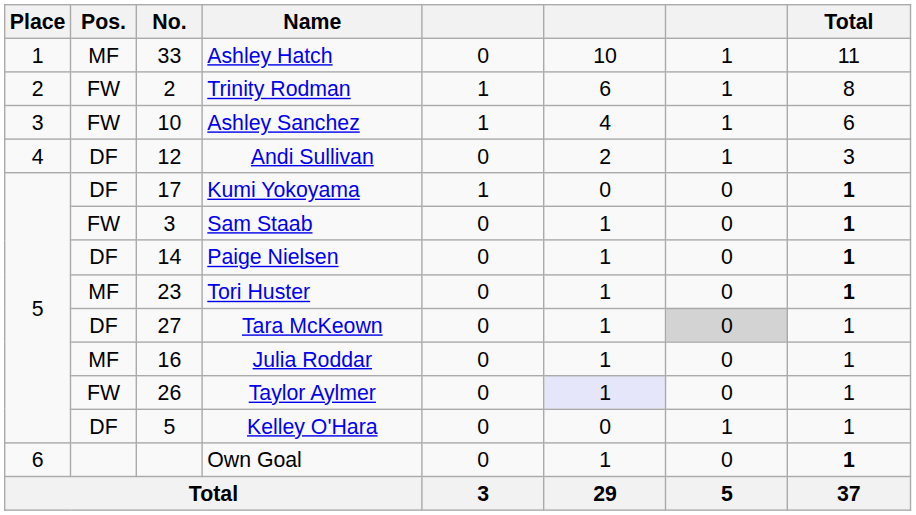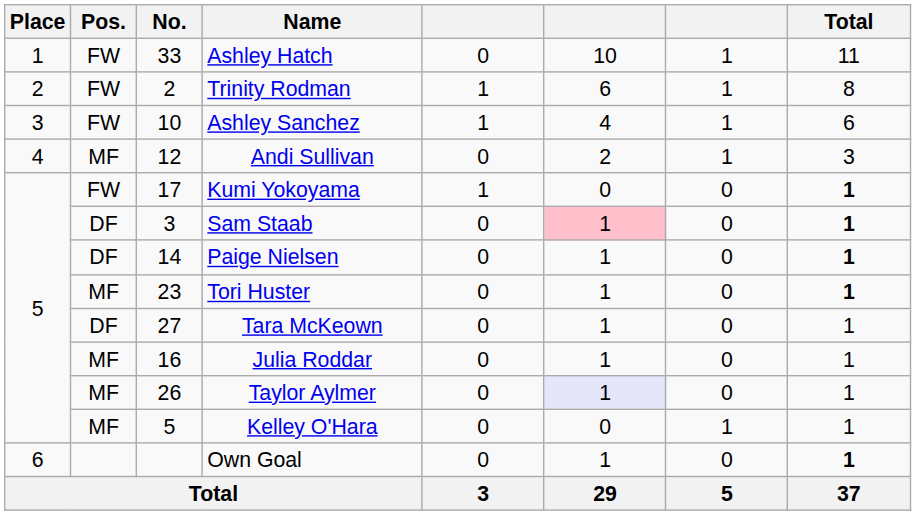(104, 55) MF -> (104, 55) FW
(104, 156) DF -> (104, 156) MF
(104, 190) DF -> (104, 190) FW
(104, 224) FW -> (104, 224) DF
(605, 224) no background -> (605, 224) pink background
(727, 325) lightgrey background -> (727, 325) no background
(104, 392) FW -> (104, 392) MF
(104, 426) DF -> (104, 426) MF
